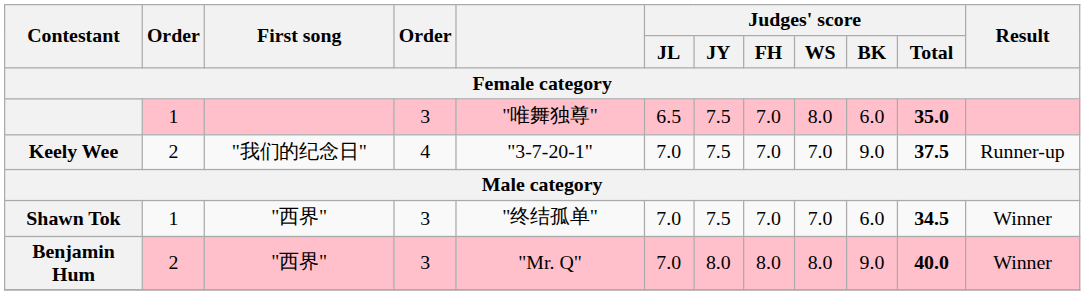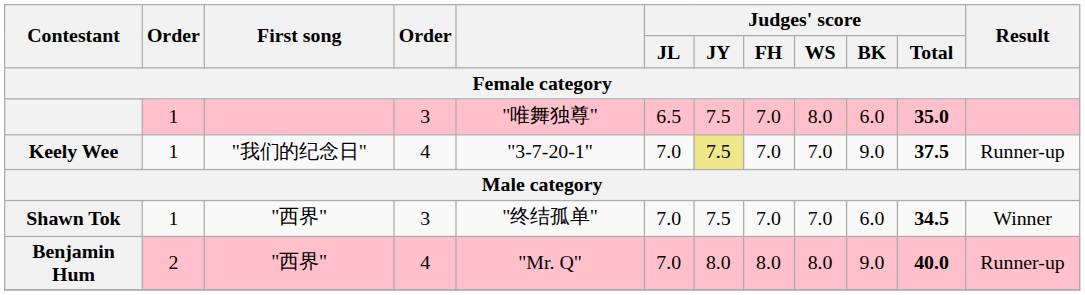(173, 151) 2 -> (173, 151) 1
(718, 151) no background -> (718, 151) khaki background
(425, 262) 3 -> (425, 262) 4
(1023, 262) Winner -> (1023, 262) Runner-up
